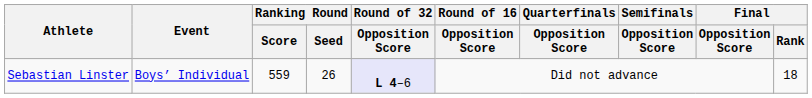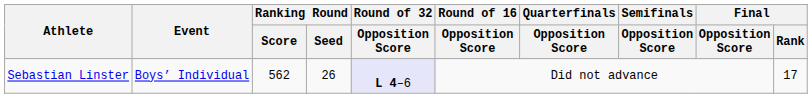(279, 76) 559 -> (279, 76) 562
(790, 76) 18 -> (790, 76) 17
